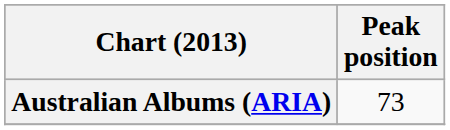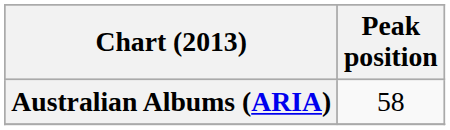(391, 101) 73 -> (391, 101) 58
